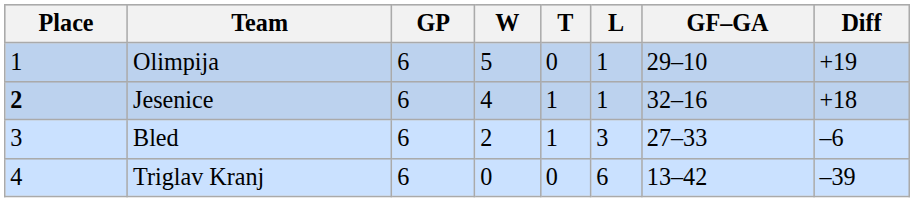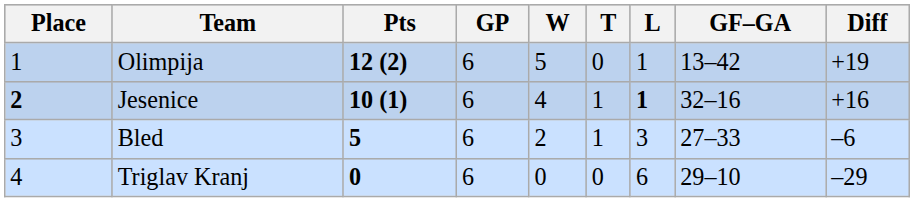+ column: (400, 23)
(677, 61) 29–10 -> (710, 61) 13–42
(602, 100) normal -> (642, 100) bold
(838, 100) +18 -> (850, 100) +16
(677, 176) 13–42 -> (710, 176) 29–10
(838, 176) –39 -> (849, 176) –29
